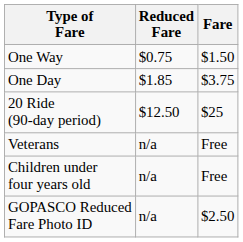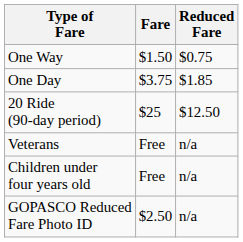columns swapped: (218, 24) <-> (166, 24)
